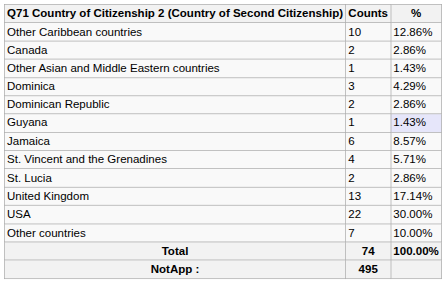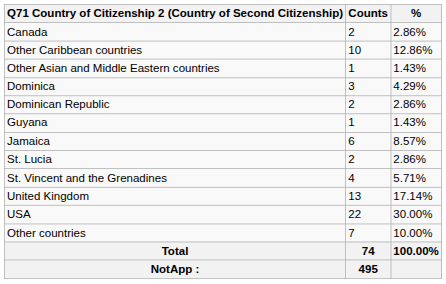rows swapped: (75, 31) <-> (27, 50)
(410, 123) lavender background -> (410, 123) no background
rows swapped: (29, 178) <-> (87, 159)
